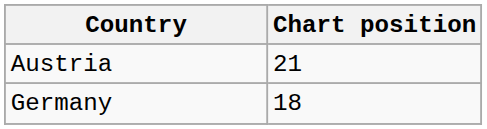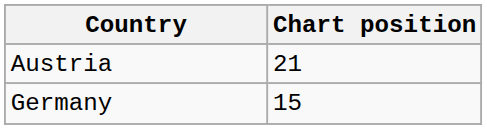(288, 103) 18 -> (288, 103) 15
